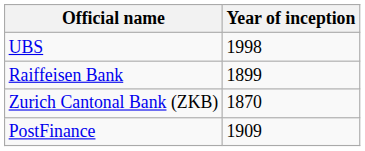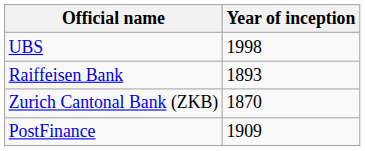(244, 74) 1899 -> (244, 74) 1893
